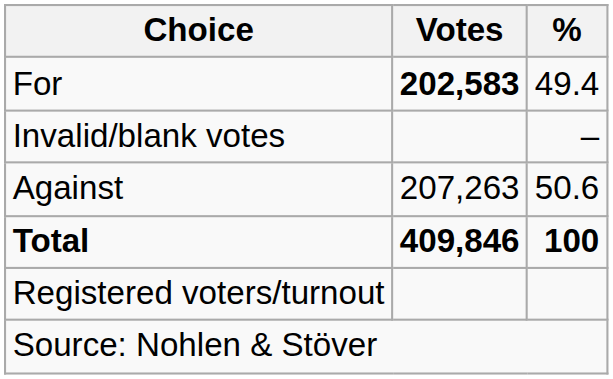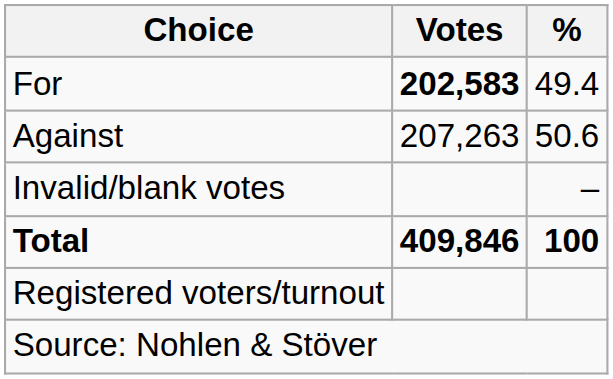rows swapped: (68, 188) <-> (149, 135)
